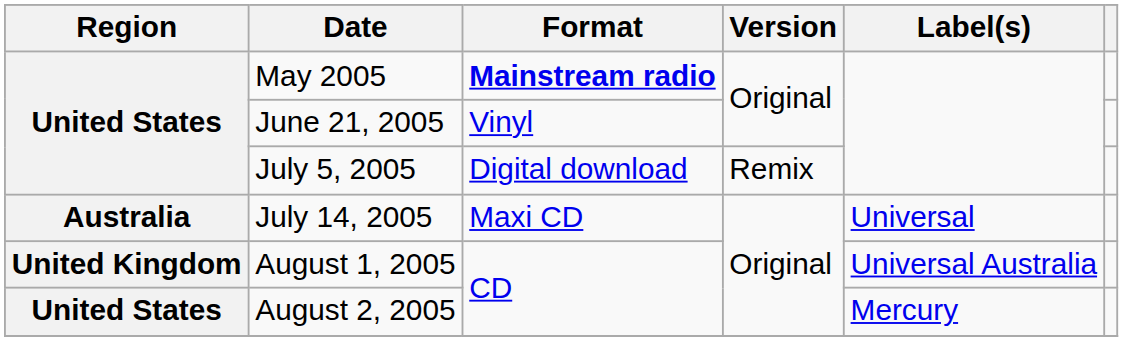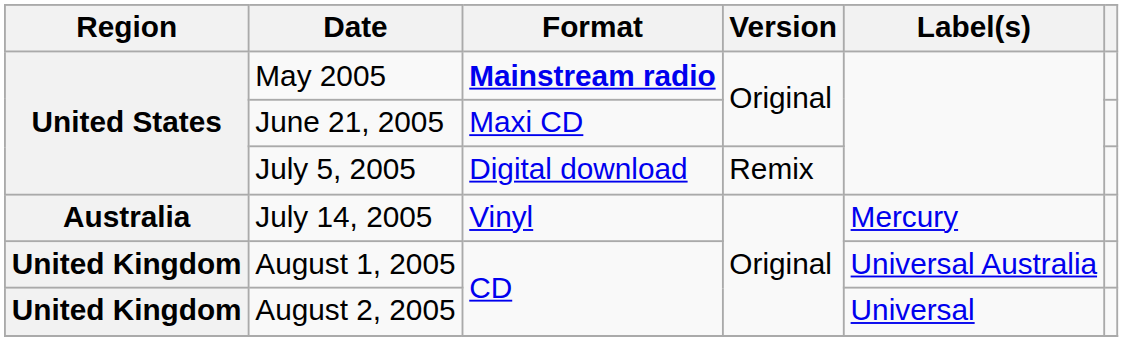(501, 122) Vinyl -> (526, 122) Maxi CD
(526, 216) Maxi CD -> (501, 216) Vinyl
(913, 216) Universal -> (904, 216) Mercury
(127, 311) United States -> (127, 311) United Kingdom
(904, 311) Mercury -> (913, 311) Universal
